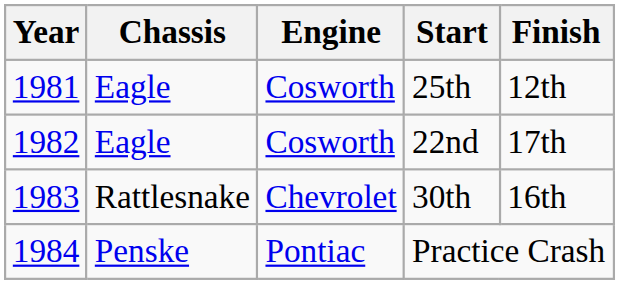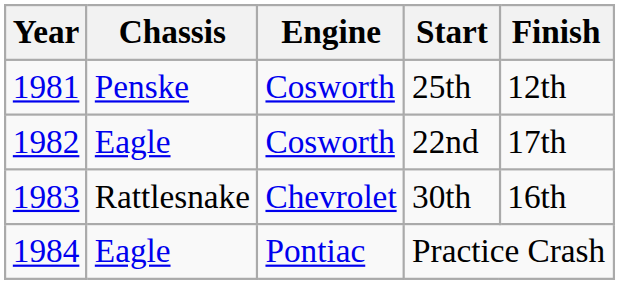(133, 87) Eagle -> (142, 87) Penske
(142, 251) Penske -> (133, 251) Eagle
